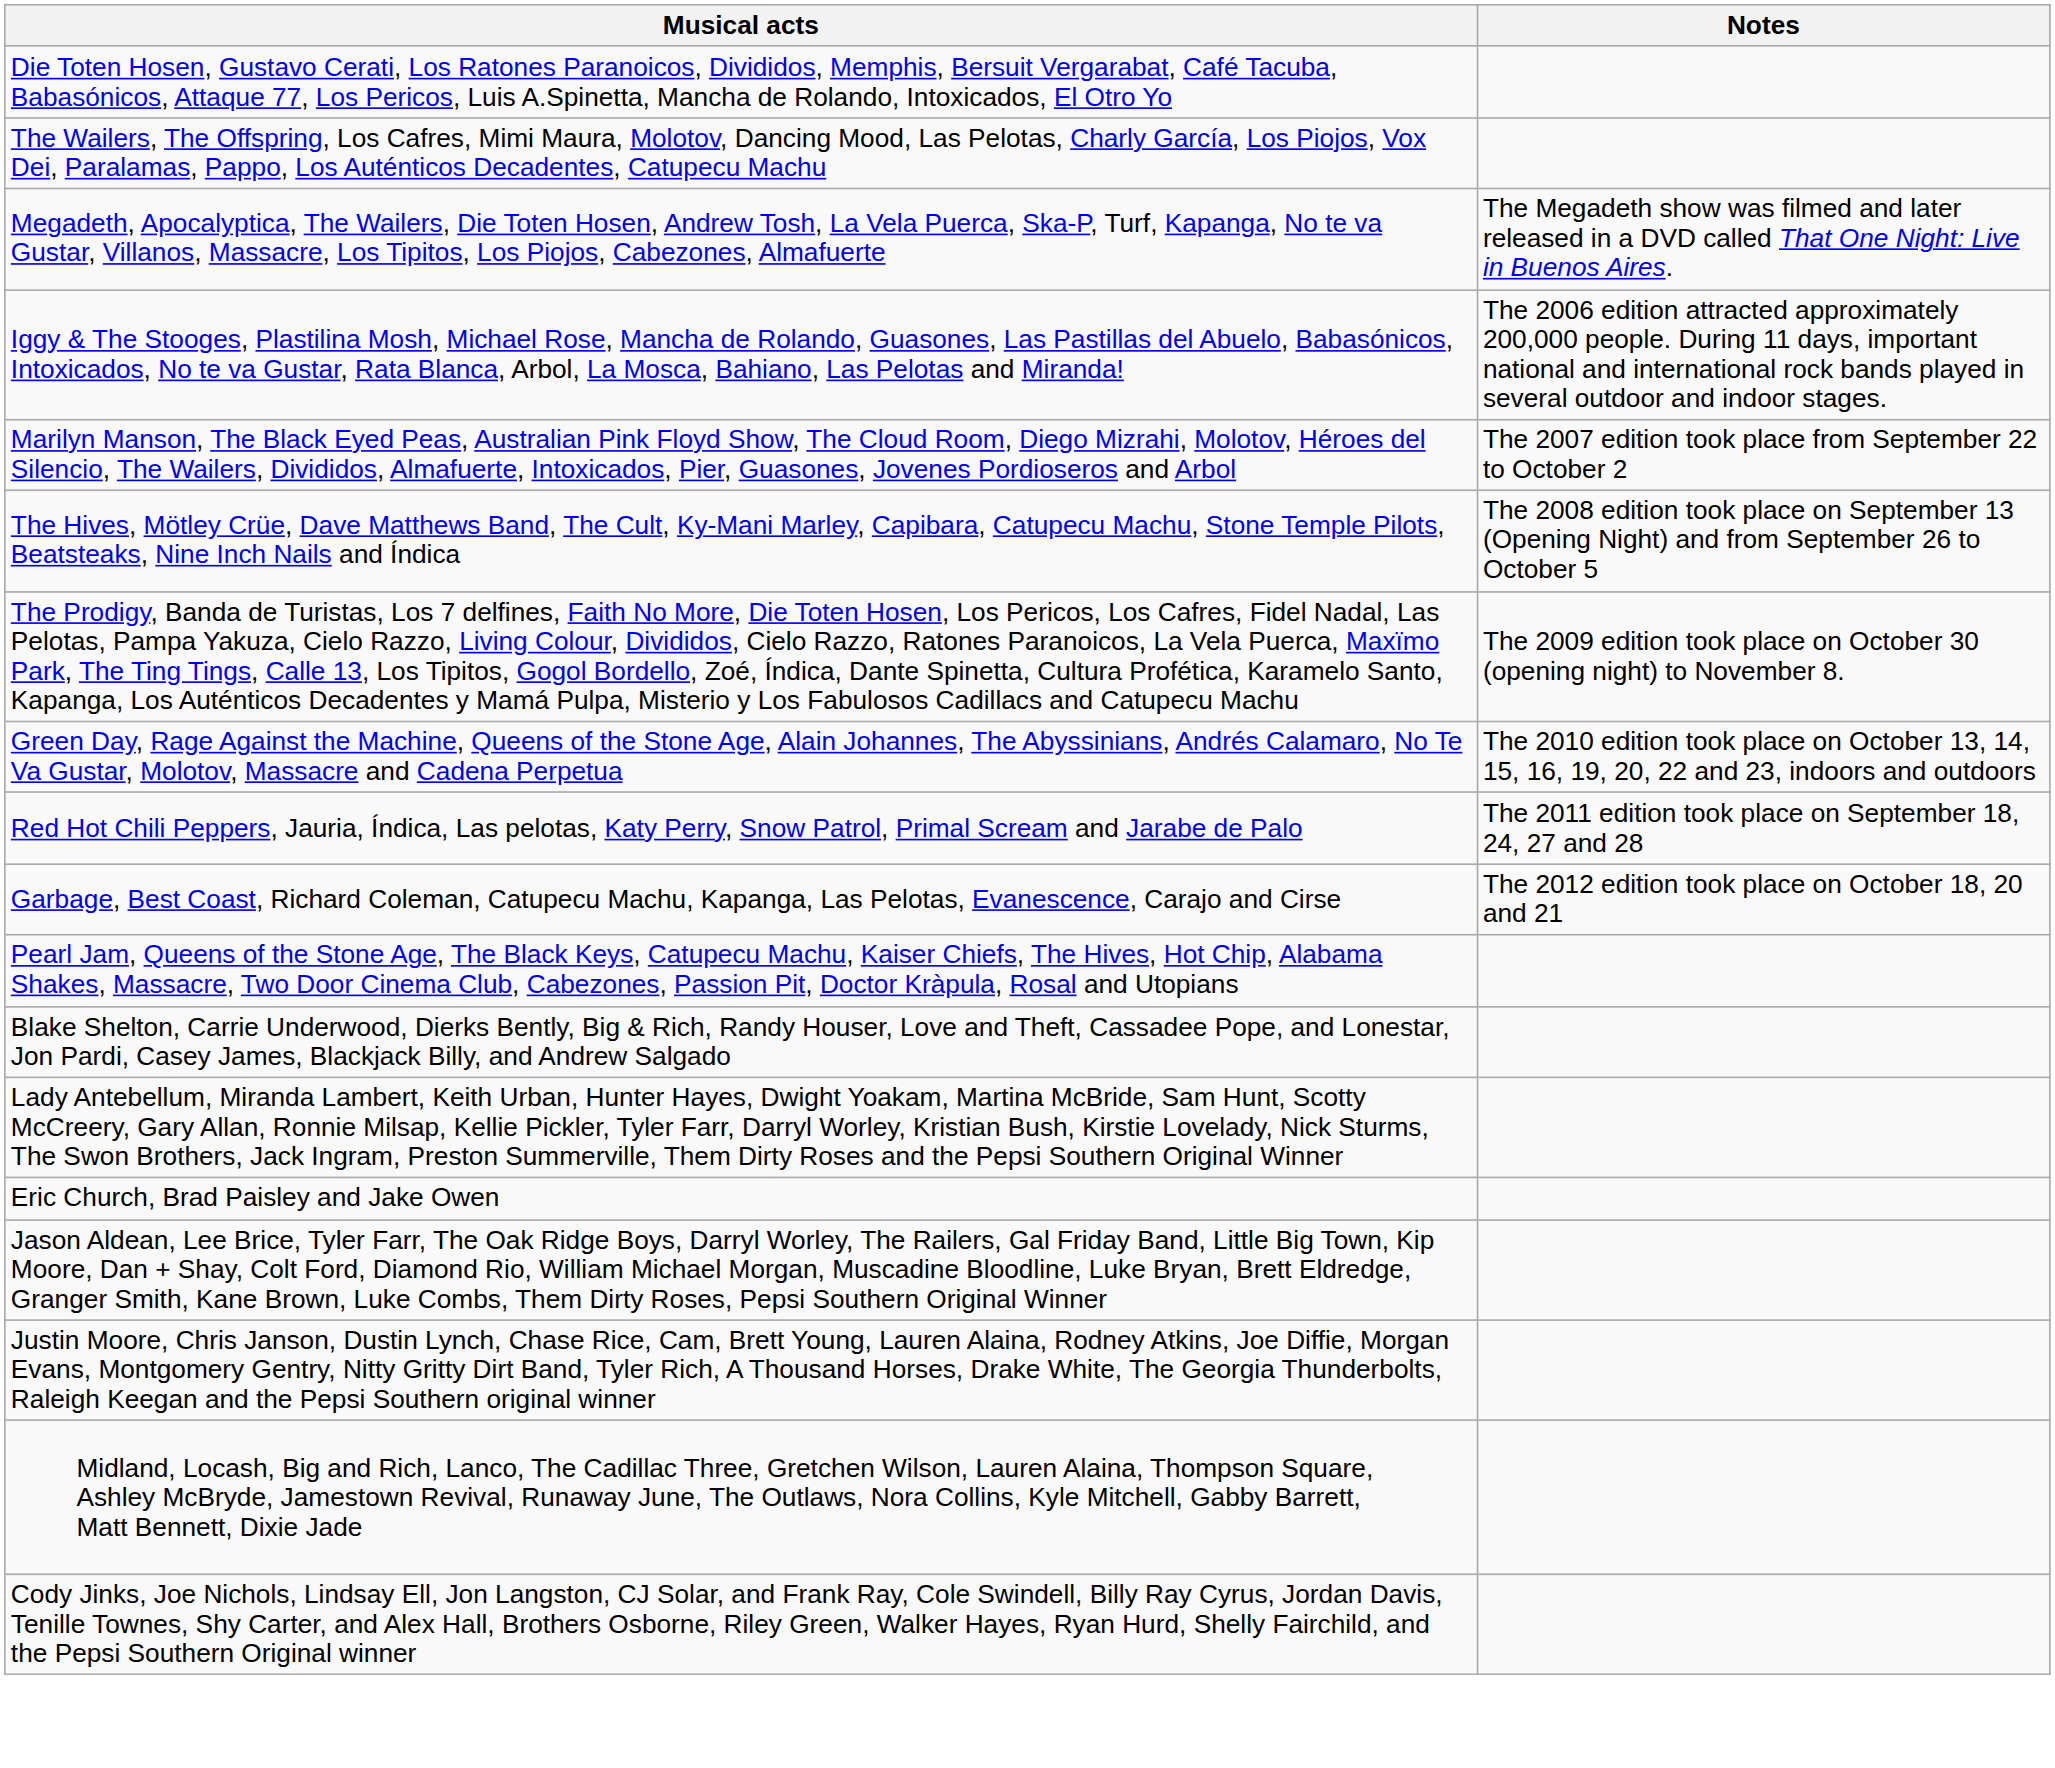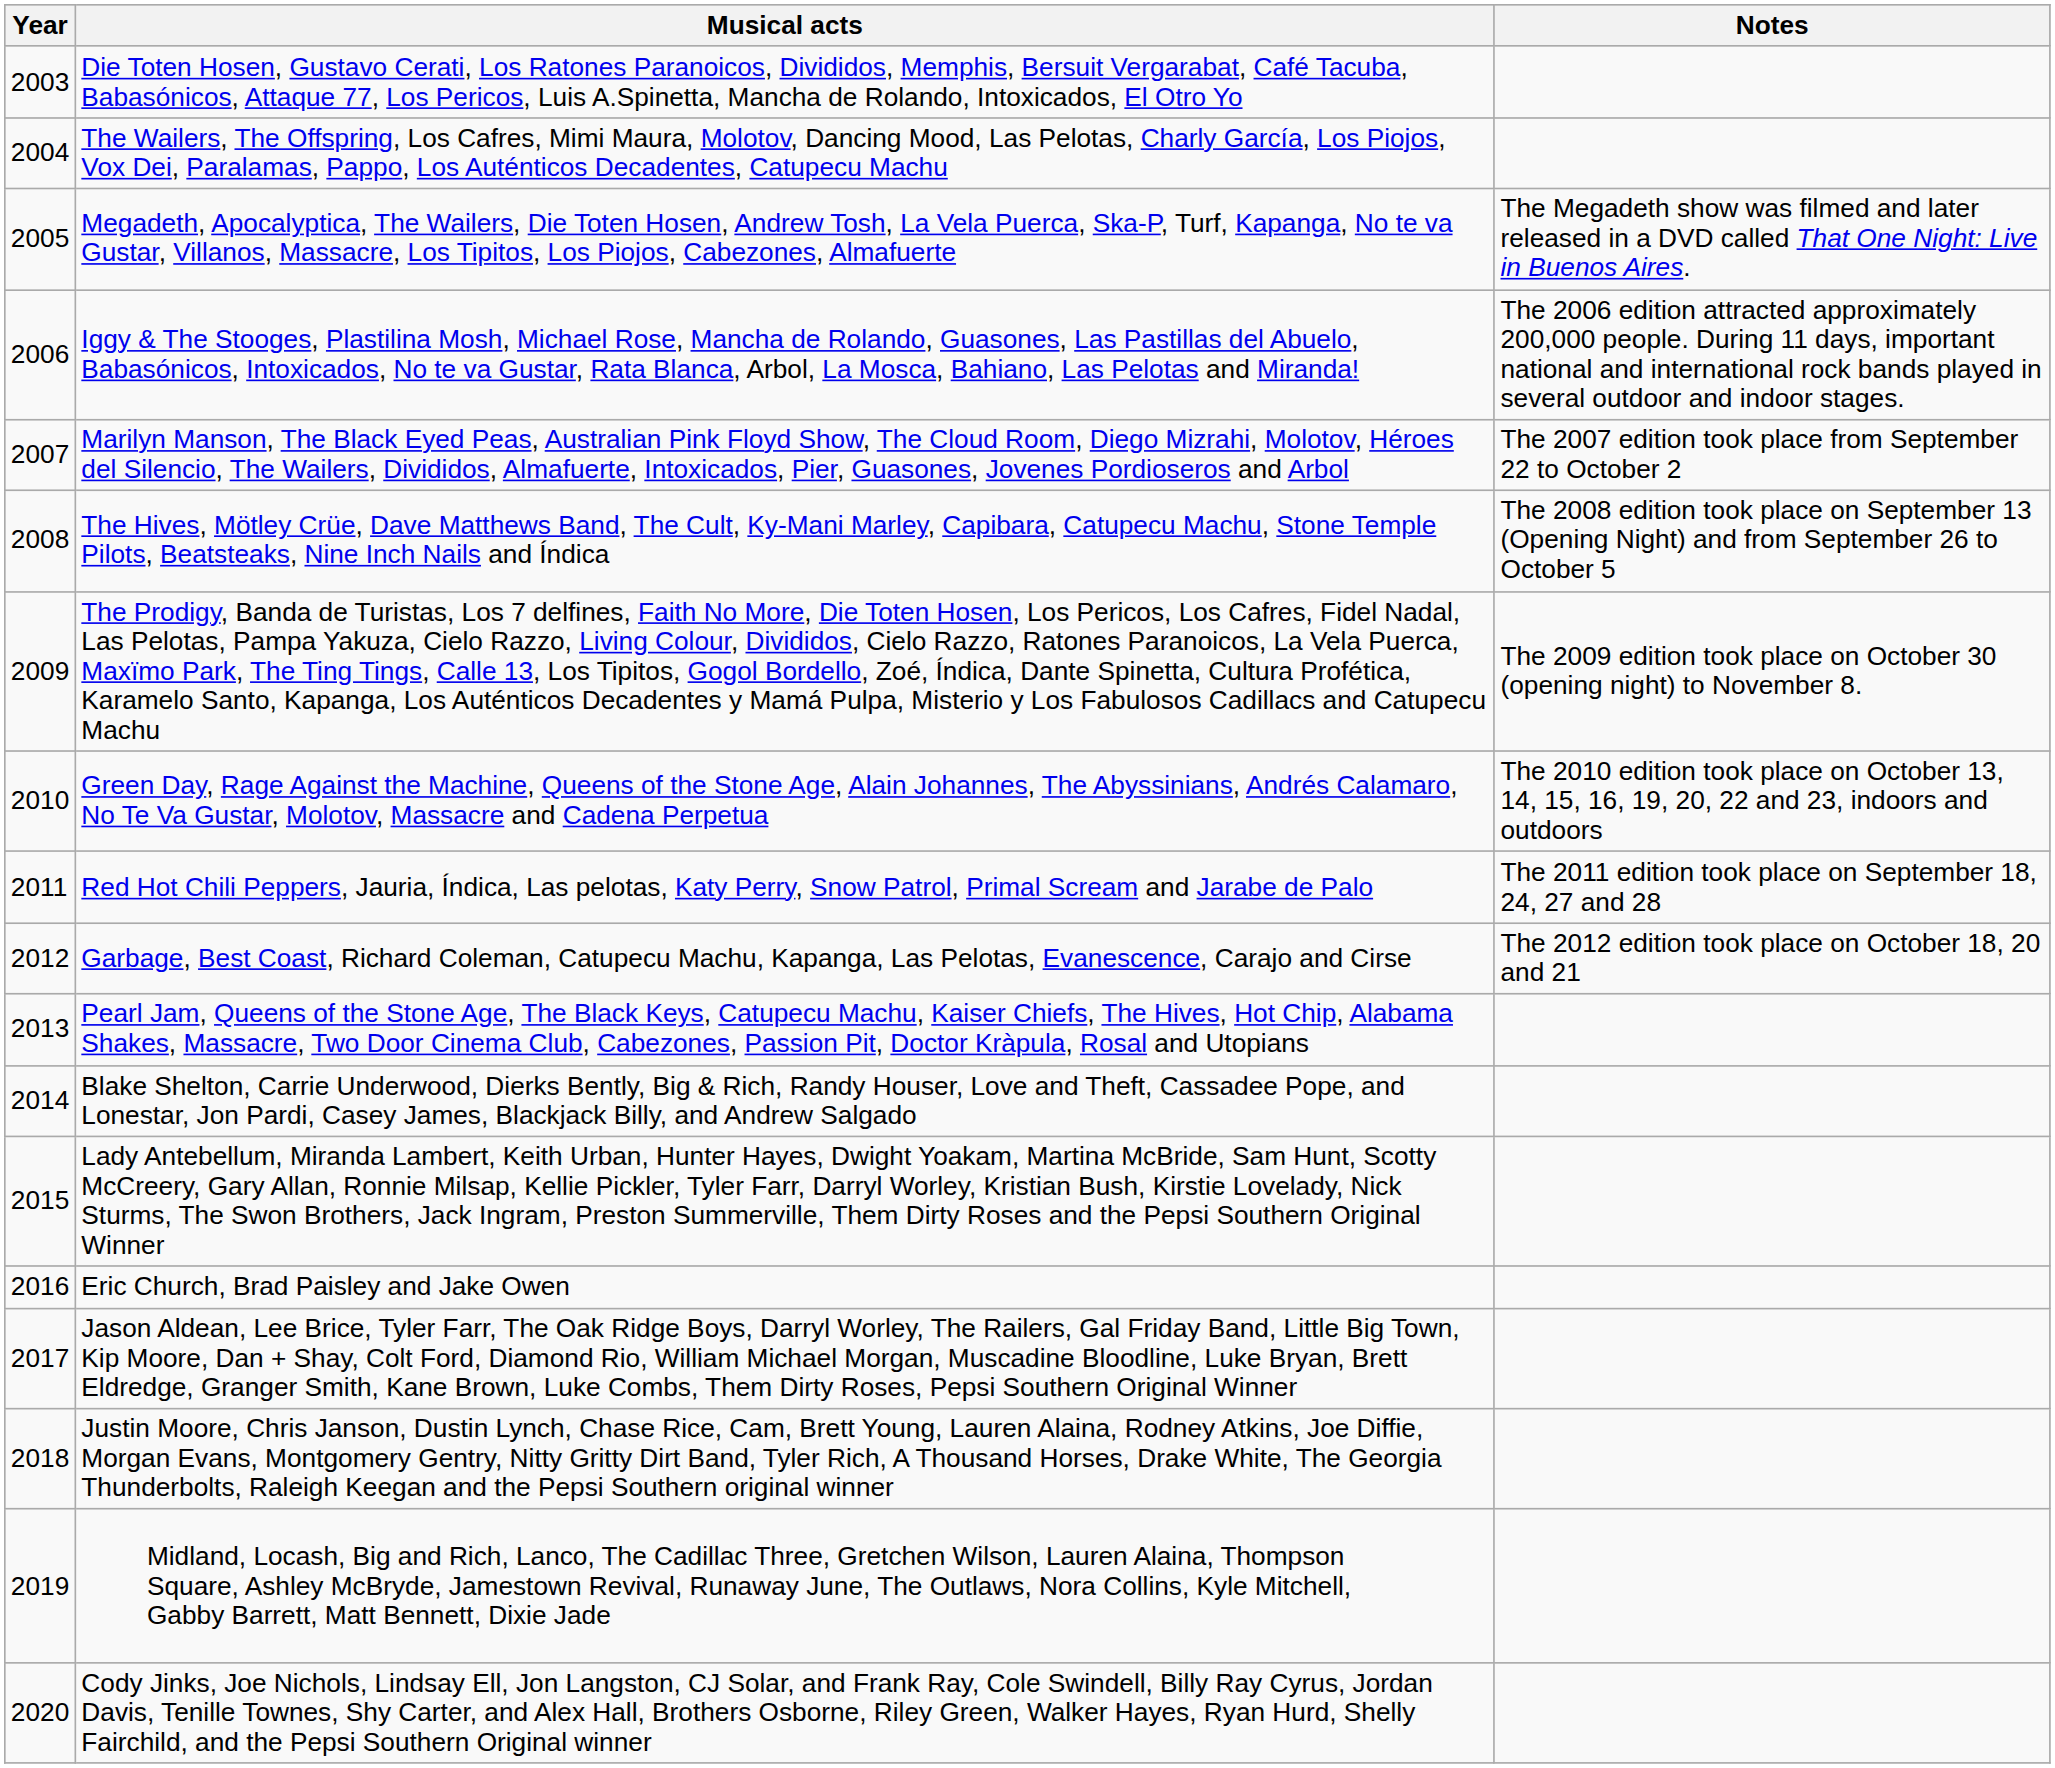+ column: (40, 25)
